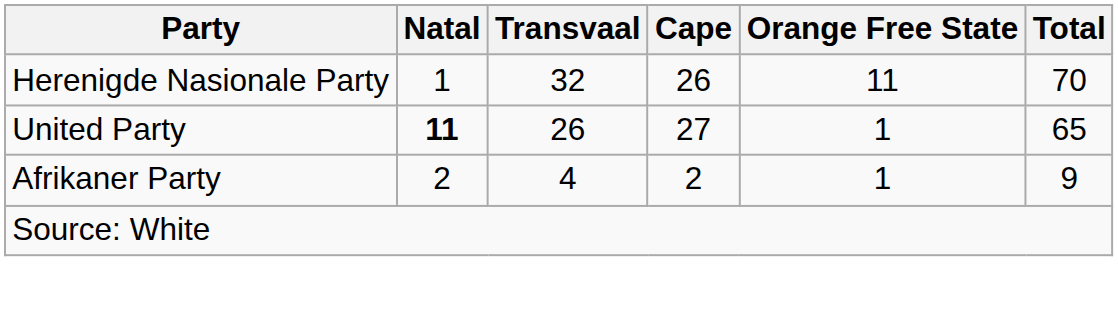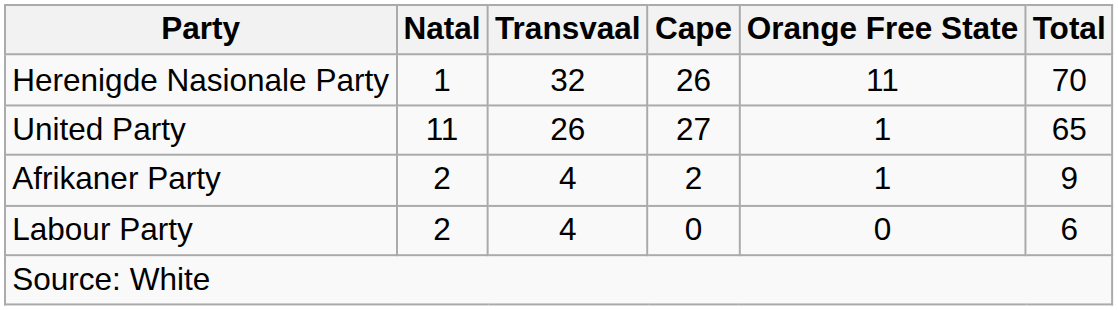(442, 129) bold -> (442, 129) normal
+ row: (102, 229)
